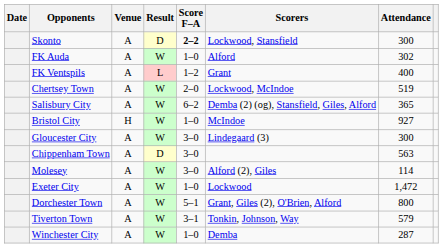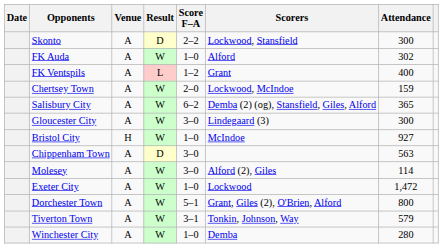(191, 40) bold -> (191, 40) normal
(406, 89) 519 -> (406, 89) 159
rows swapped: (56, 121) <-> (64, 137)
(406, 235) 287 -> (406, 235) 280
